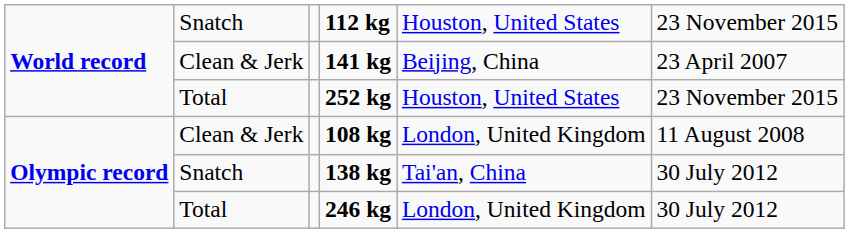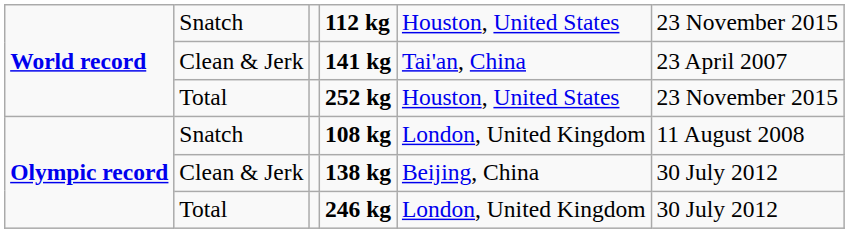(471, 60) Beijing, China -> (464, 60) Tai'an, China
(241, 135) Clean & Jerk -> (211, 135) Snatch
(211, 172) Snatch -> (241, 172) Clean & Jerk
(464, 172) Tai'an, China -> (471, 172) Beijing, China
